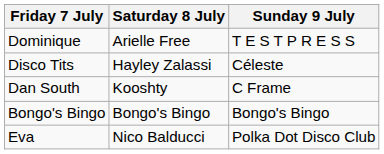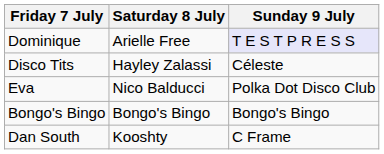(293, 40) no background -> (293, 40) lavender background
rows swapped: (21, 137) <-> (44, 88)
